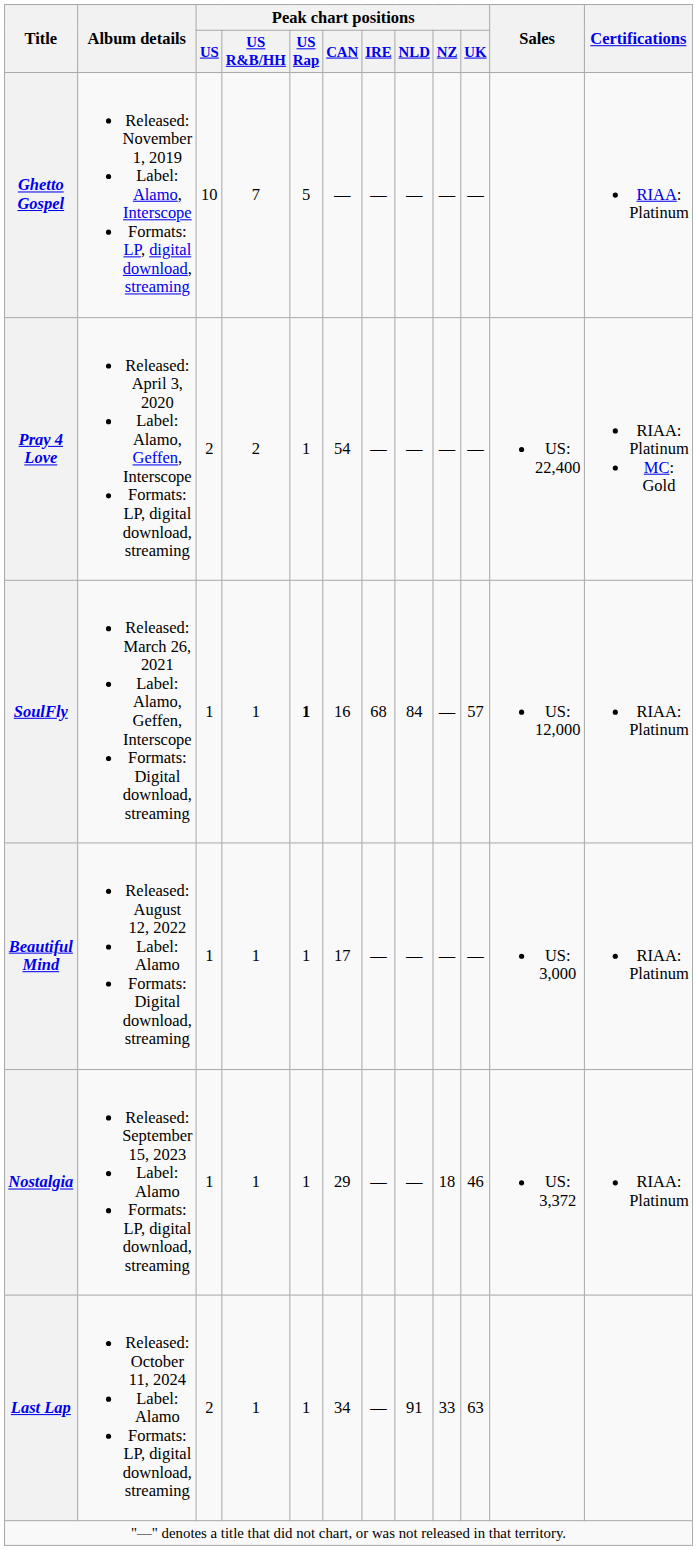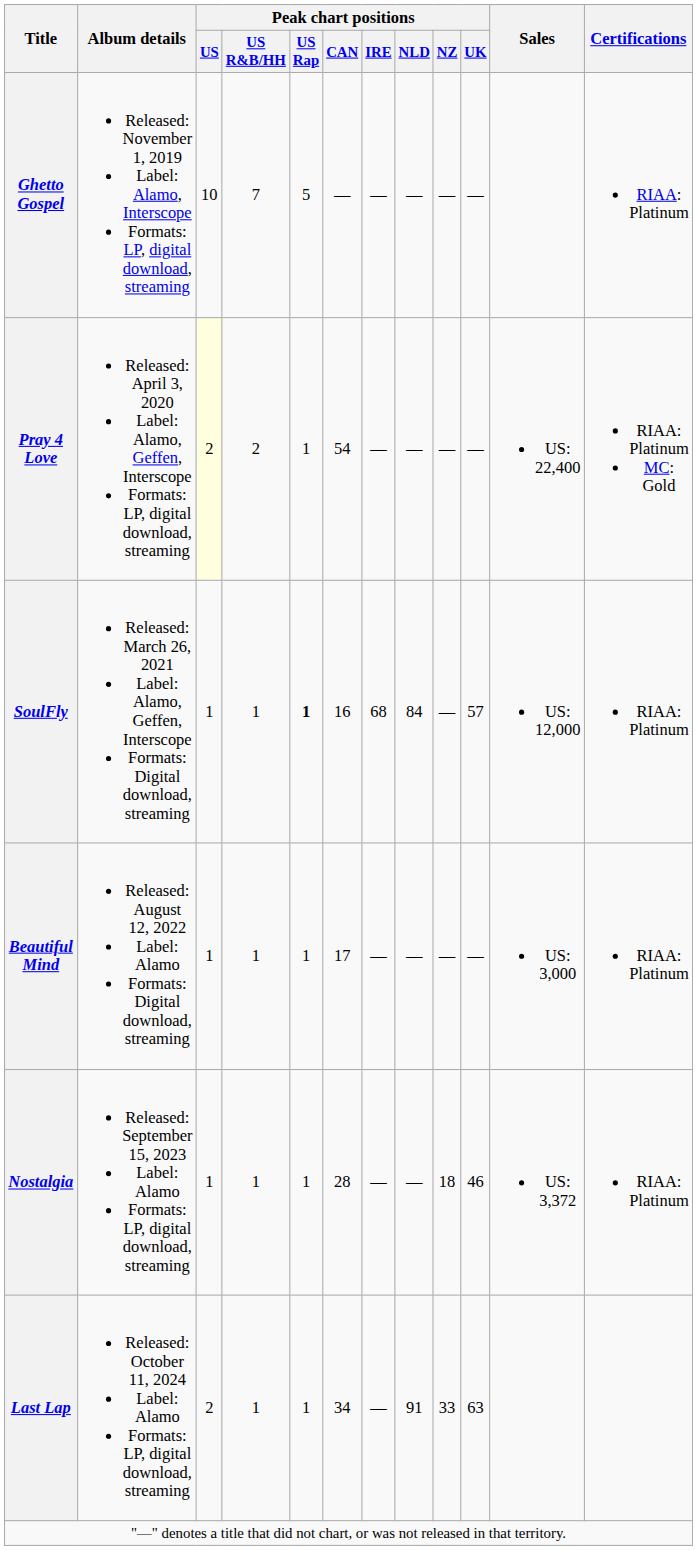(209, 448) no background -> (209, 448) lightyellow background
(342, 1182) 29 -> (342, 1182) 28
